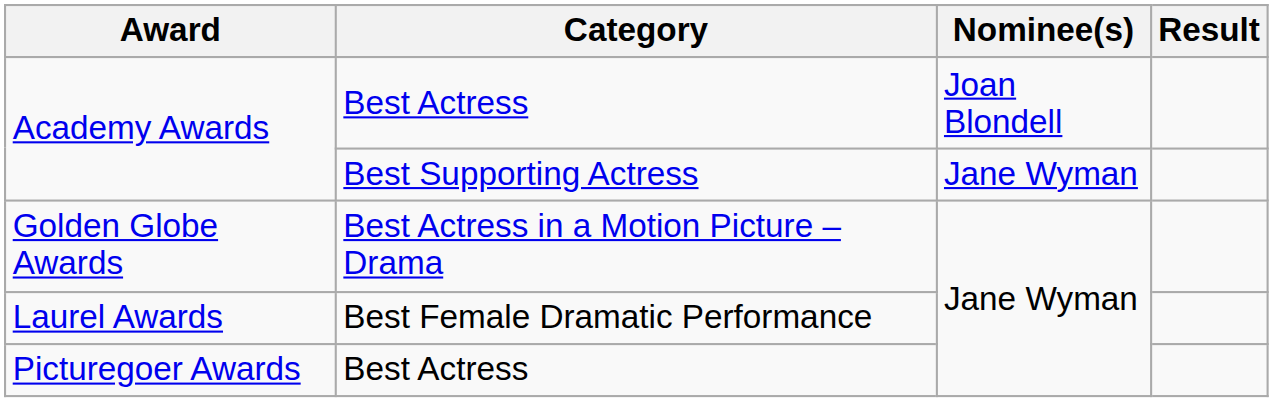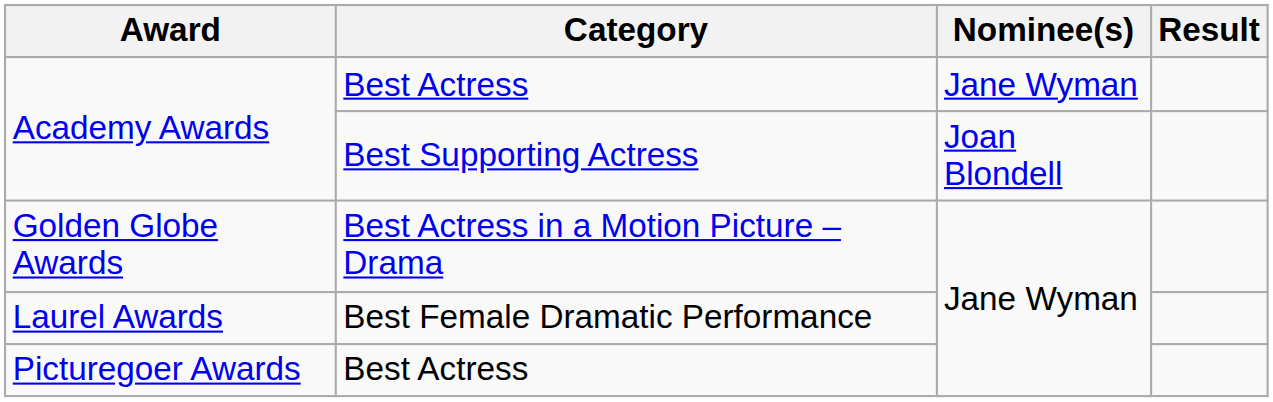(1003, 102) Joan Blondell -> (1041, 83) Jane Wyman
(1041, 173) Jane Wyman -> (1003, 155) Joan Blondell
